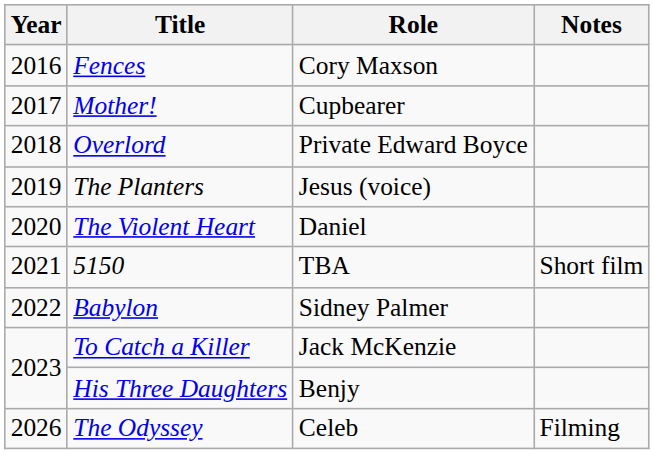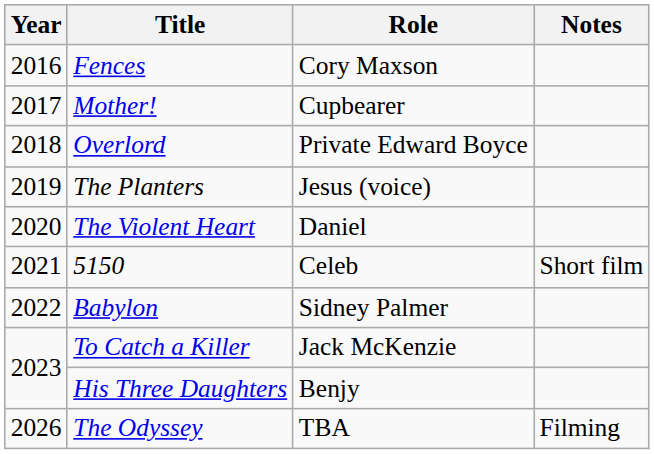(324, 266) TBA -> (329, 266) Celeb
(329, 428) Celeb -> (324, 428) TBA
